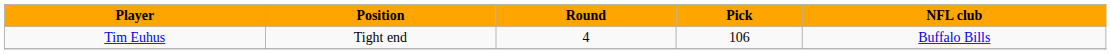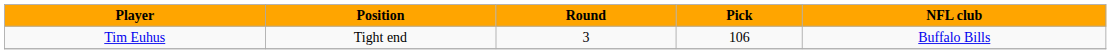(586, 37) 4 -> (586, 37) 3
